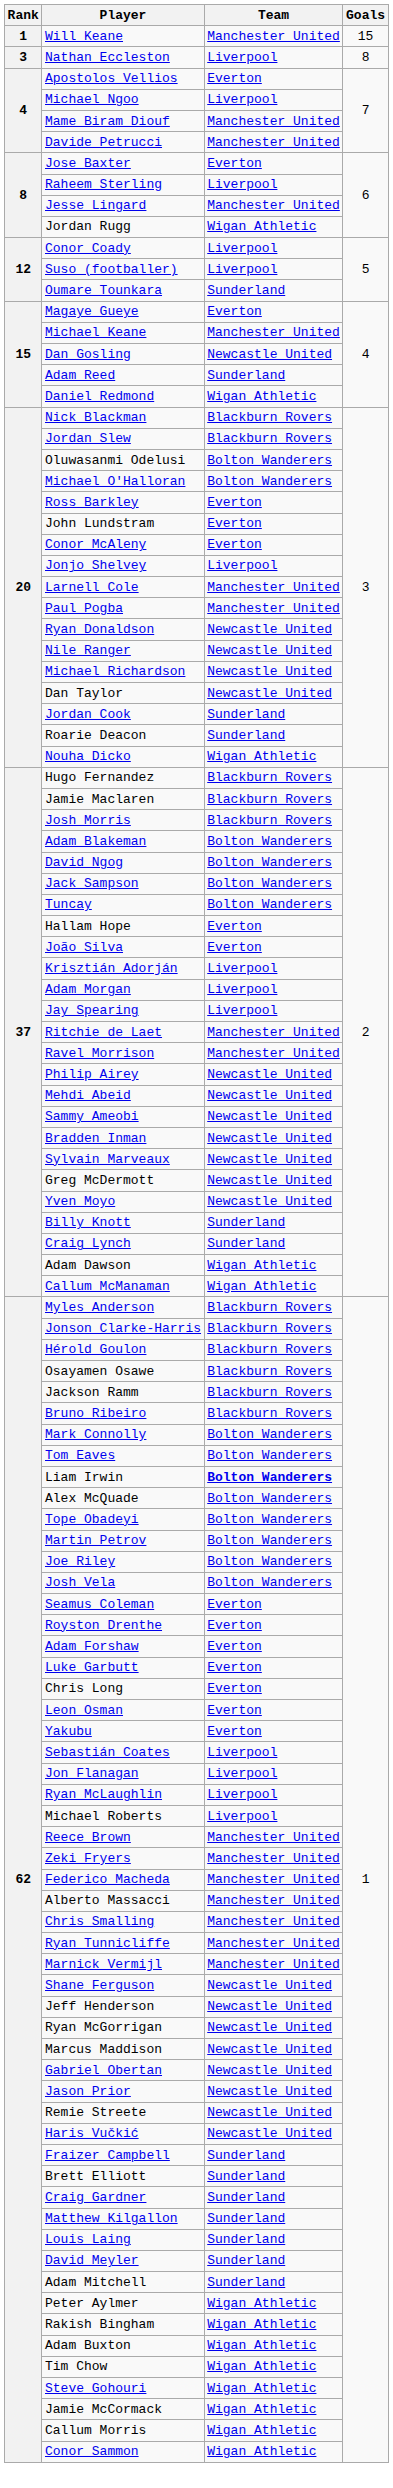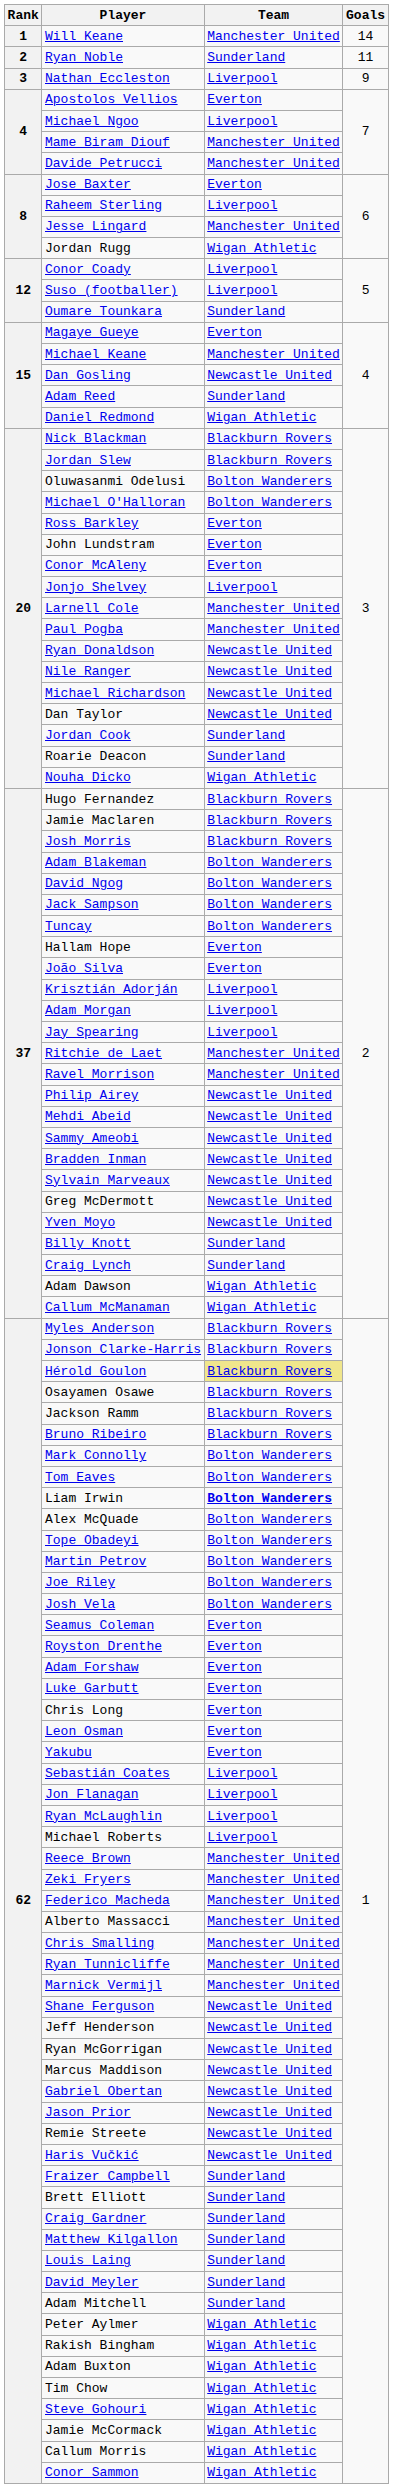(366, 36) 15 -> (366, 36) 14
+ row: (84, 57)
(366, 57) 8 -> (366, 79) 9
(270, 1350) no background -> (270, 1371) khaki background
